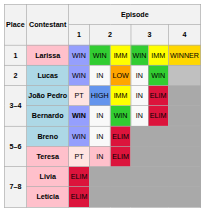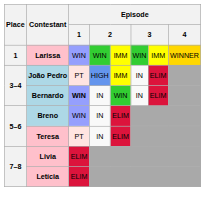- row: (48, 75)
(100, 156) pink background -> (100, 135) no background
